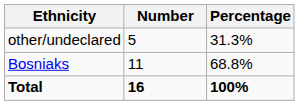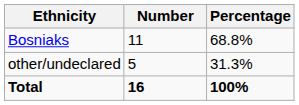rows swapped: (38, 64) <-> (64, 40)
